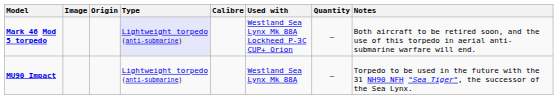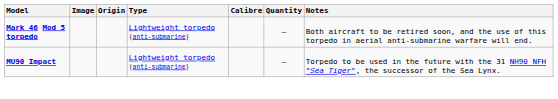- column: (268, 10)
(165, 36) lavender background -> (172, 31) no background
